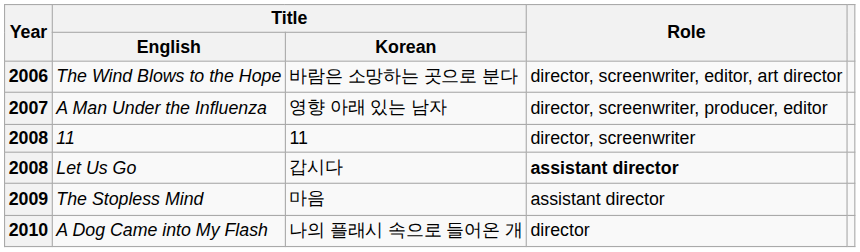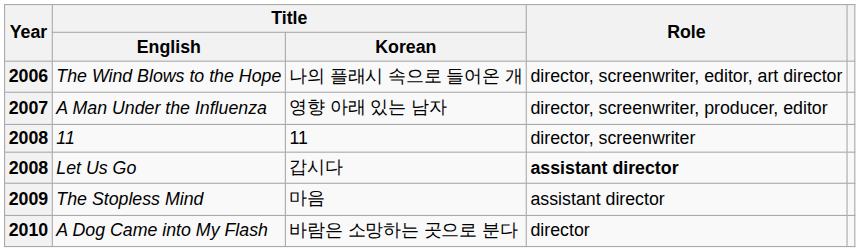(403, 76) 바람은 소망하는 곳으로 분다 -> (406, 76) 나의 플래시 속으로 들어온 개
(406, 230) 나의 플래시 속으로 들어온 개 -> (403, 230) 바람은 소망하는 곳으로 분다
